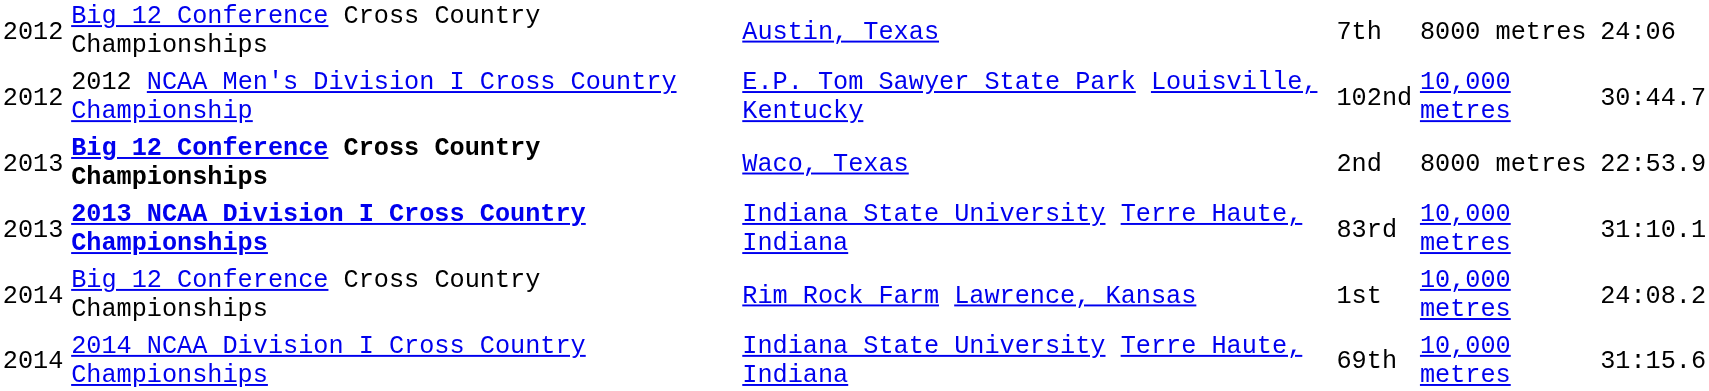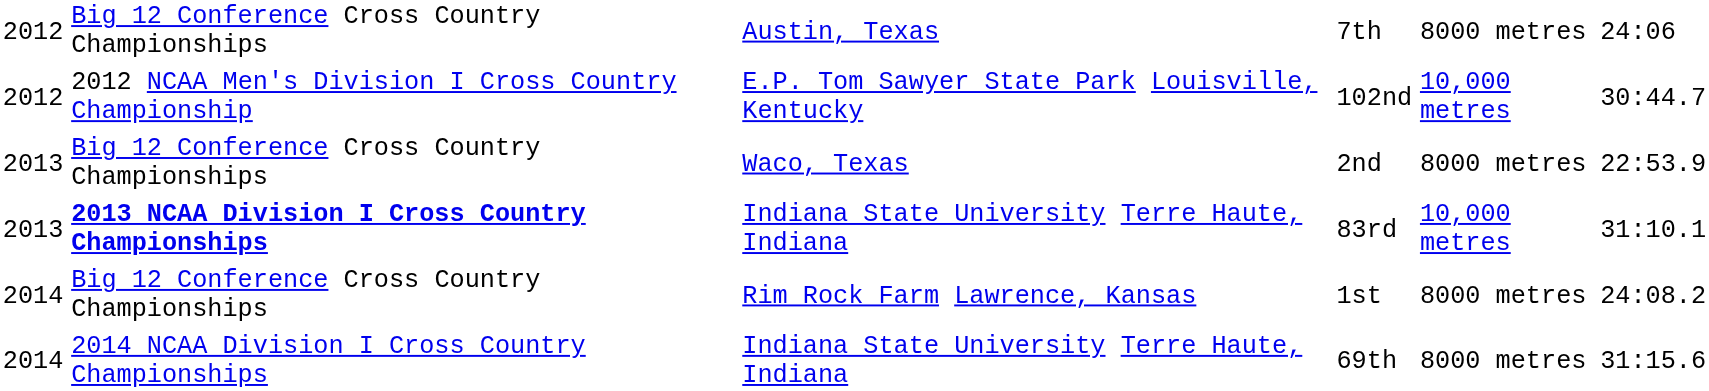(306, 163) bold -> (306, 163) normal
(1465, 295) 10,000 metres -> (1503, 295) 8000 metres
(1465, 361) 10,000 metres -> (1503, 361) 8000 metres
